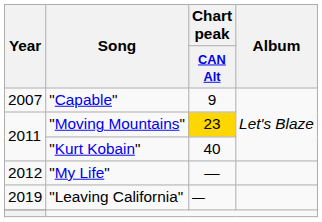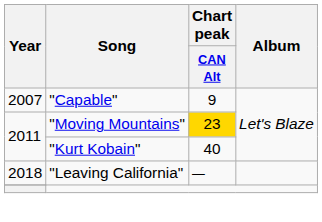- row: (79, 173)
(25, 197) 2019 -> (25, 173) 2018
